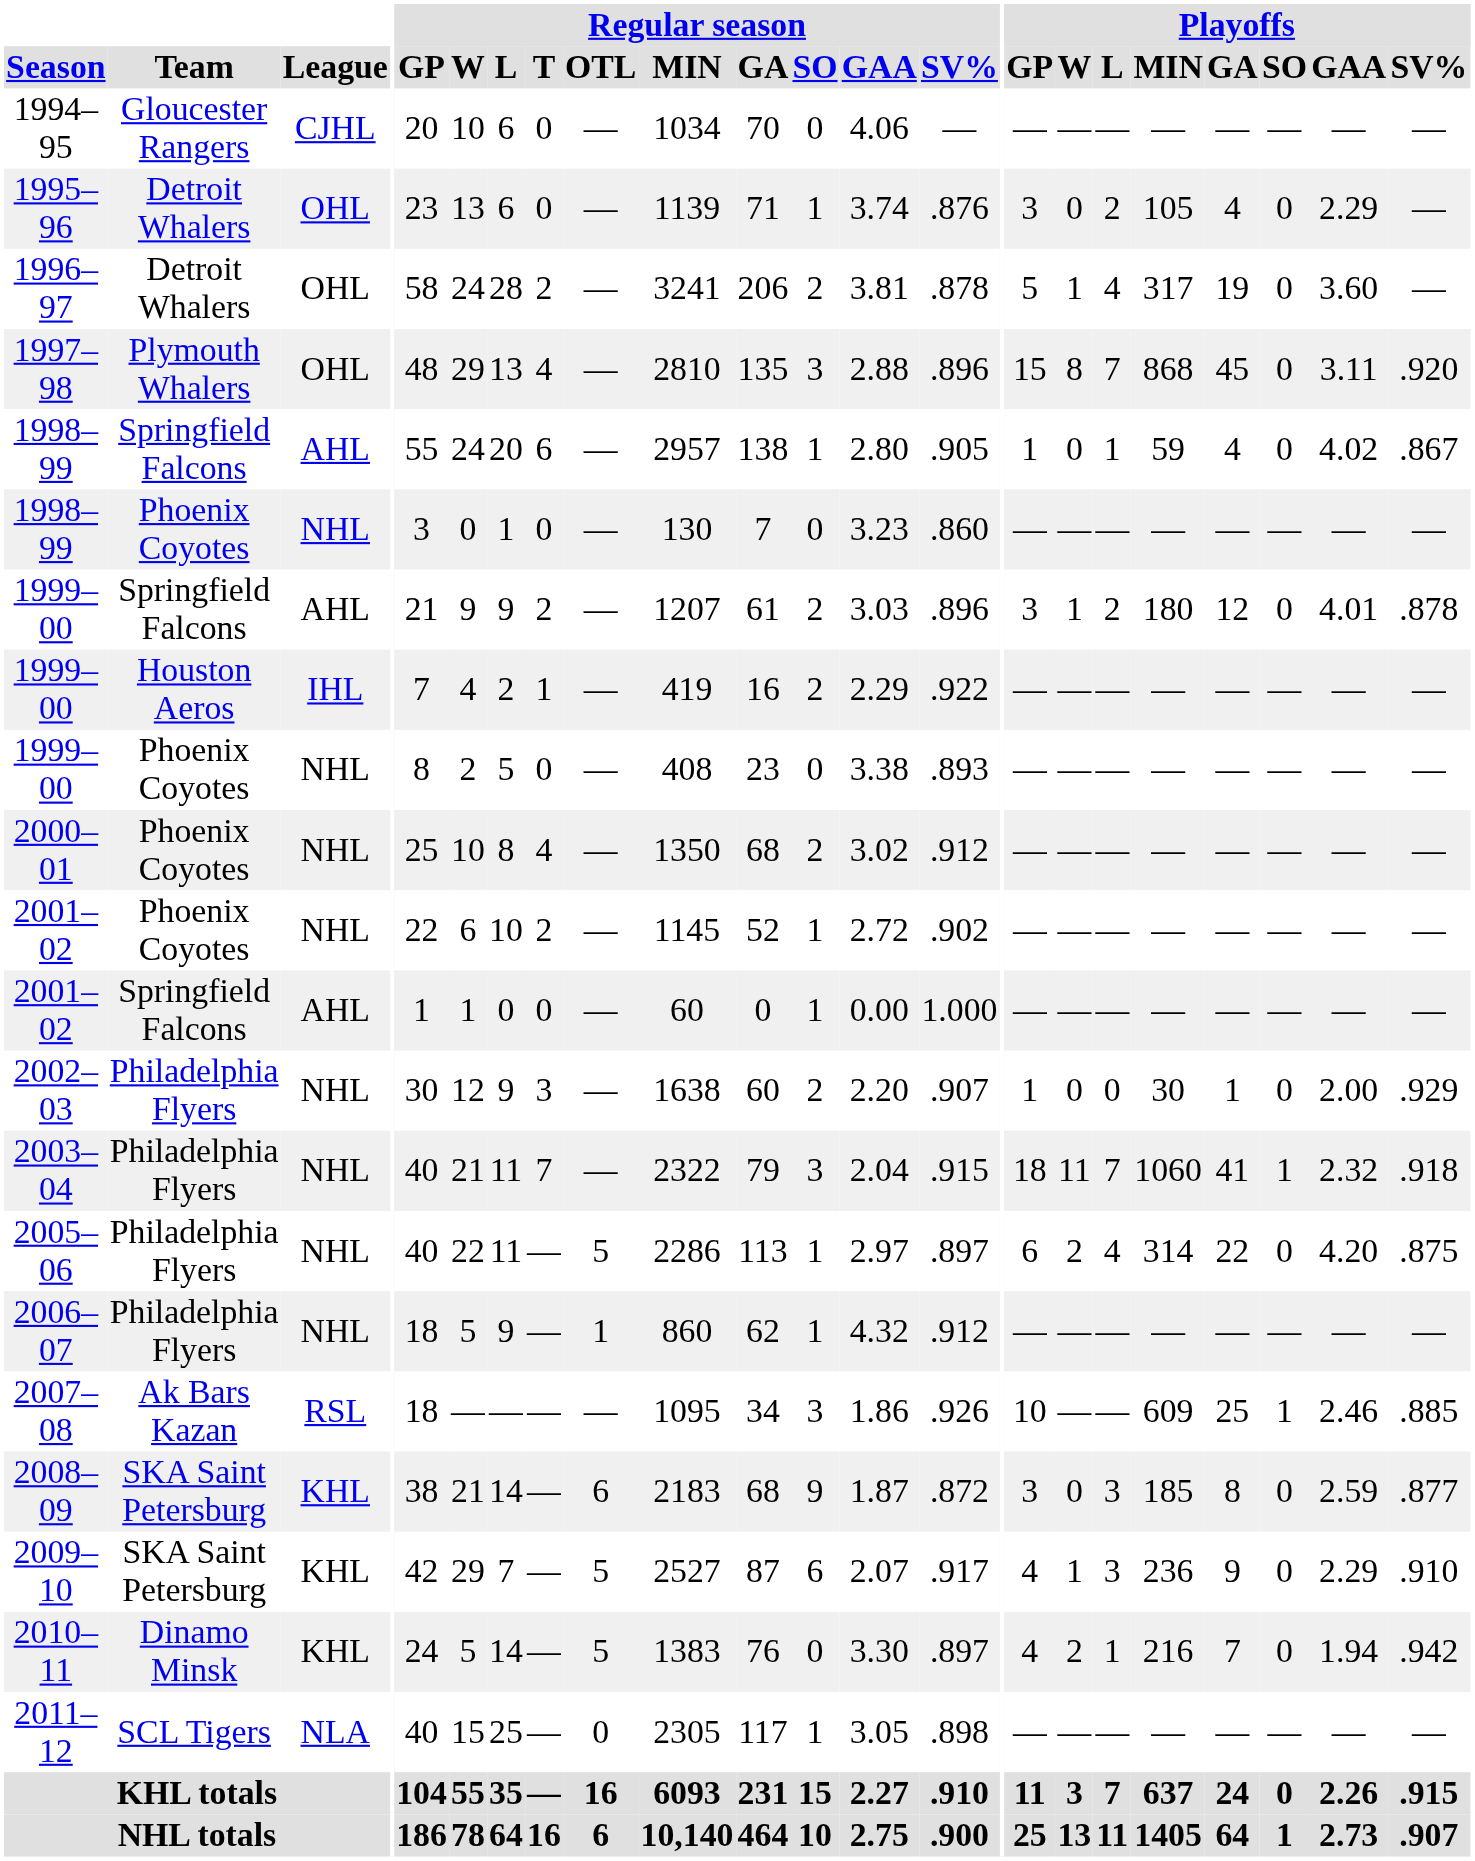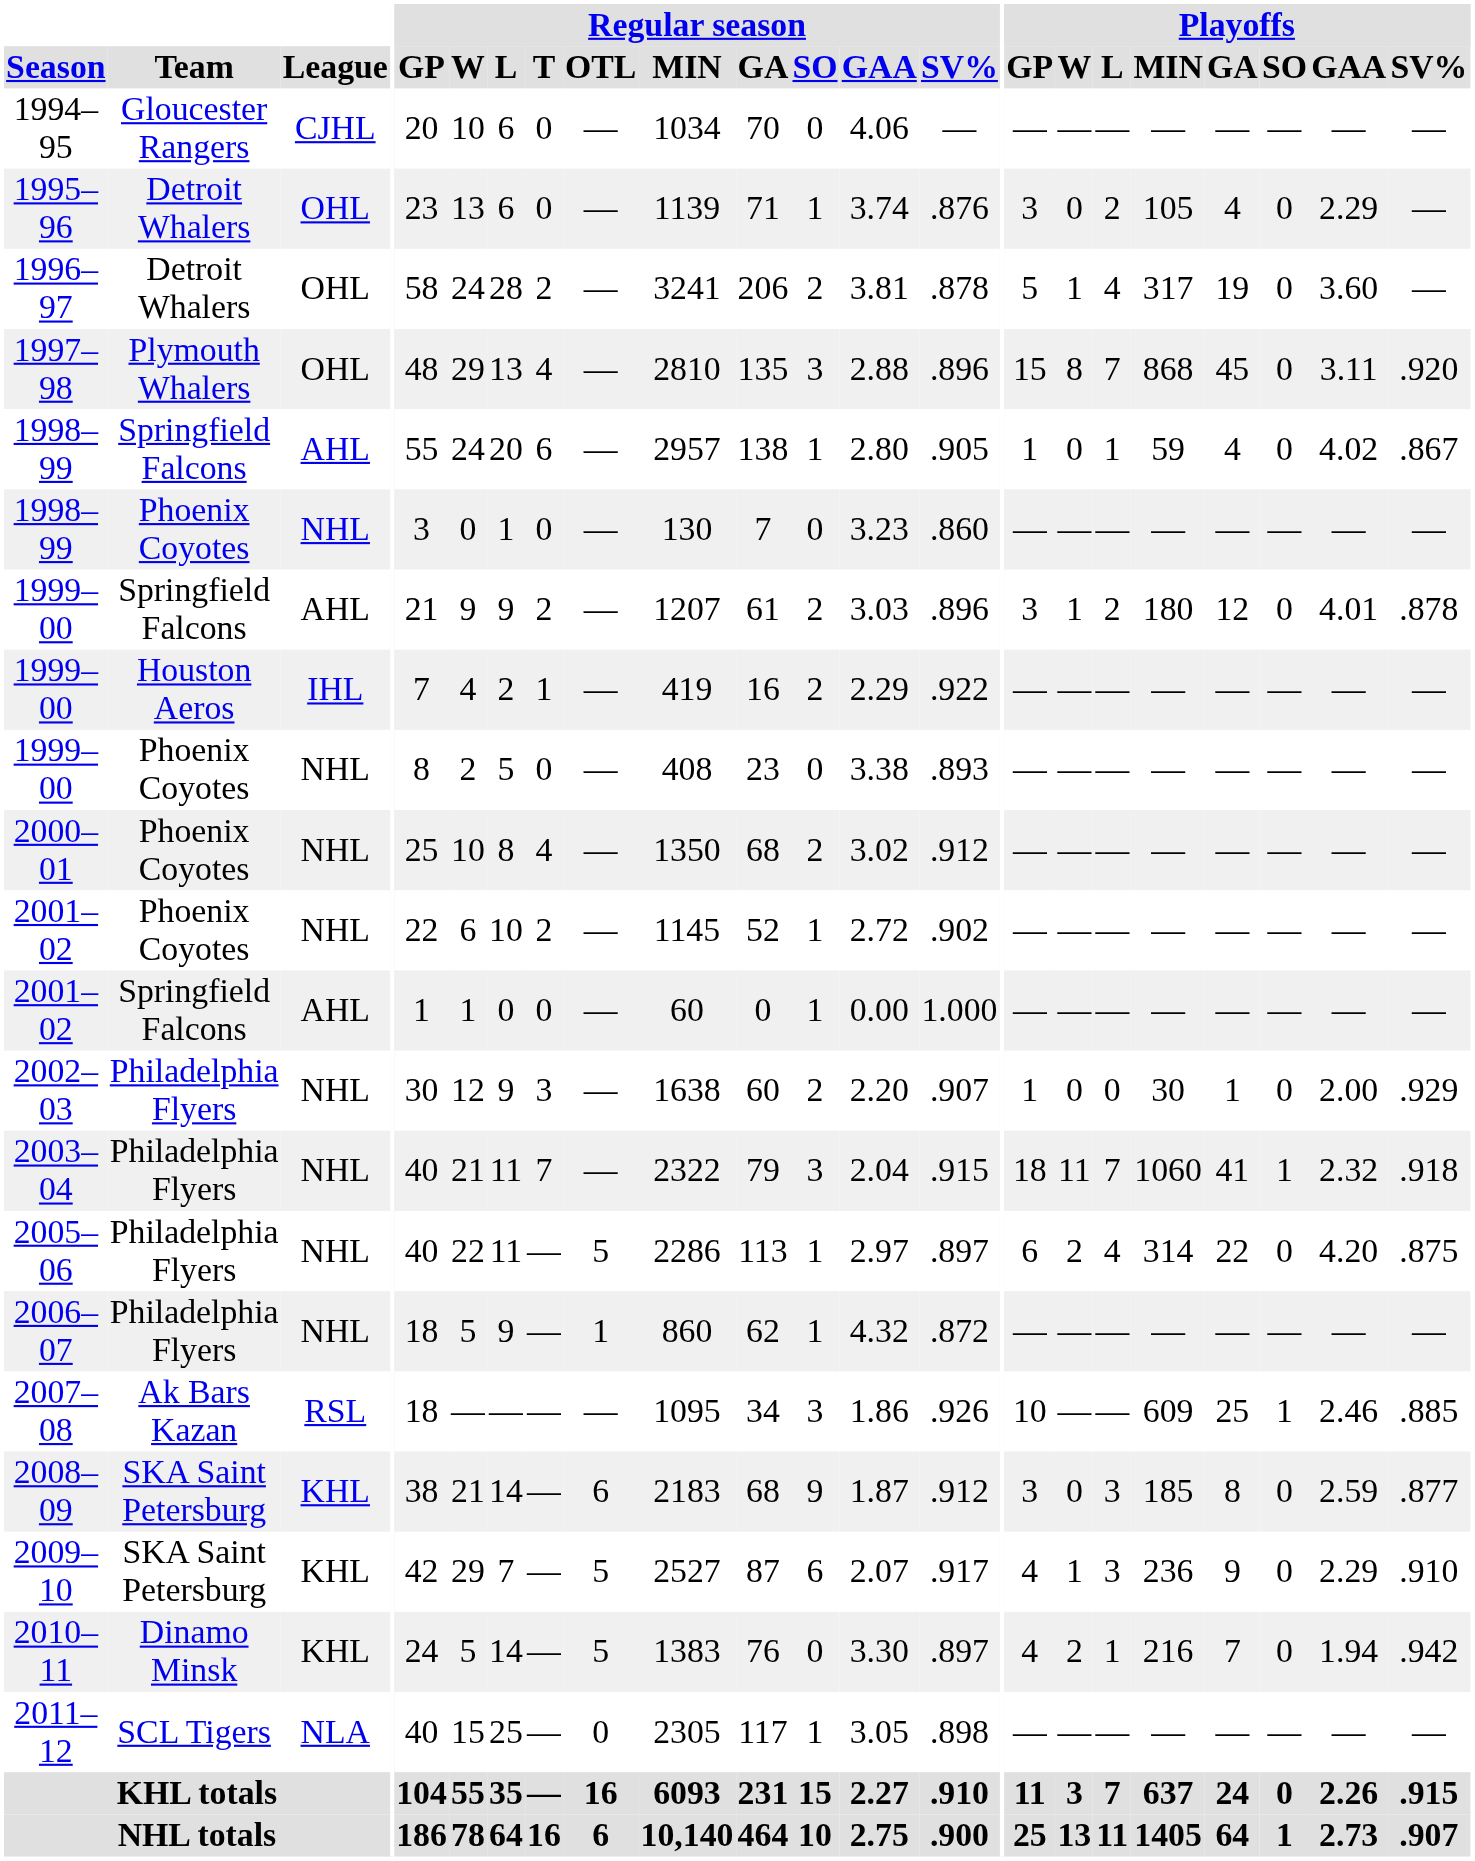(959, 1330) .912 -> (959, 1330) .872
(959, 1490) .872 -> (959, 1490) .912
